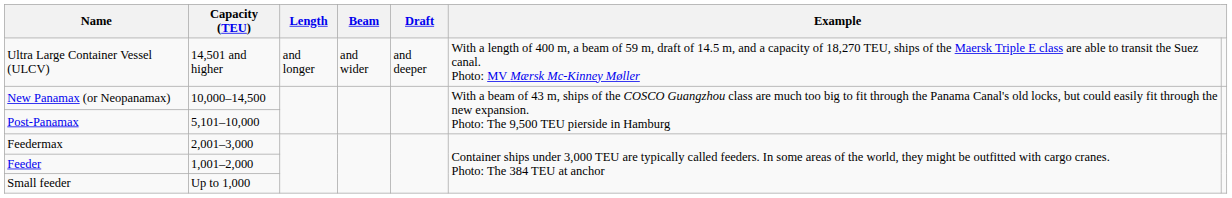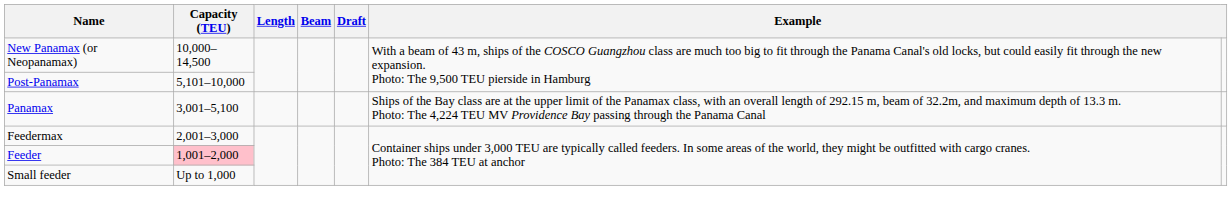- row: (80, 62)
+ row: (30, 108)
(222, 163) no background -> (207, 155) pink background
